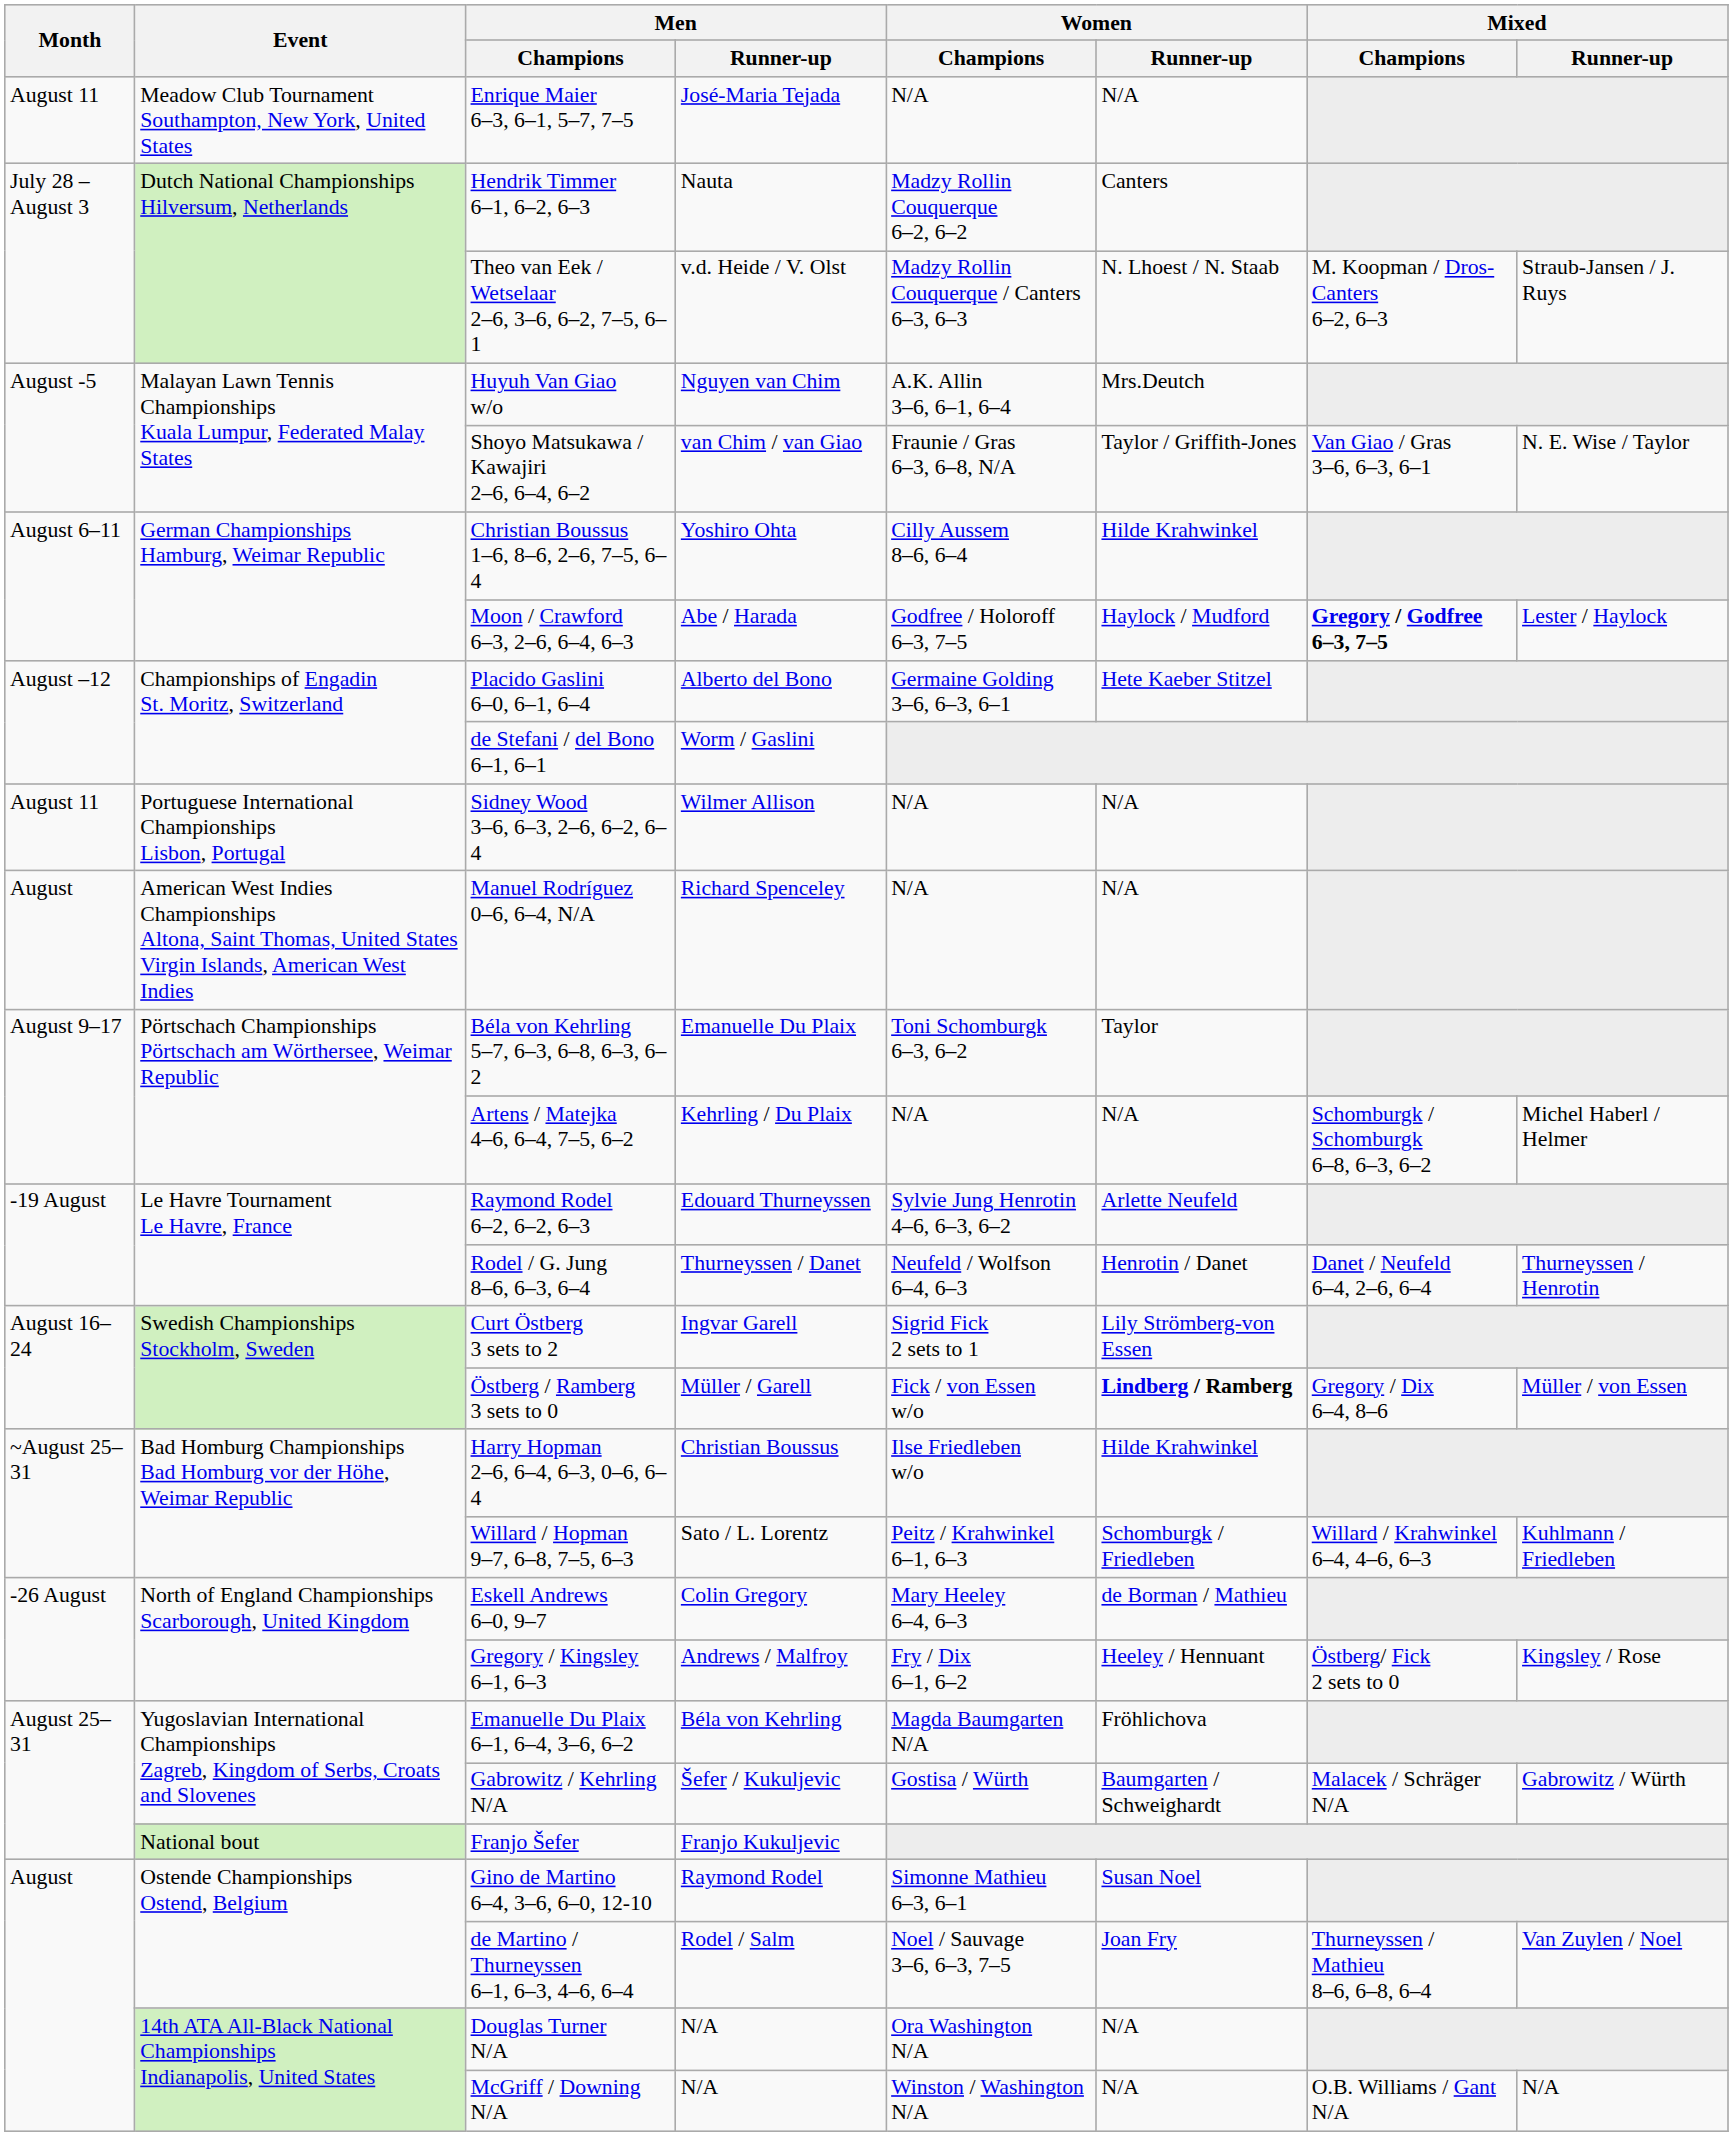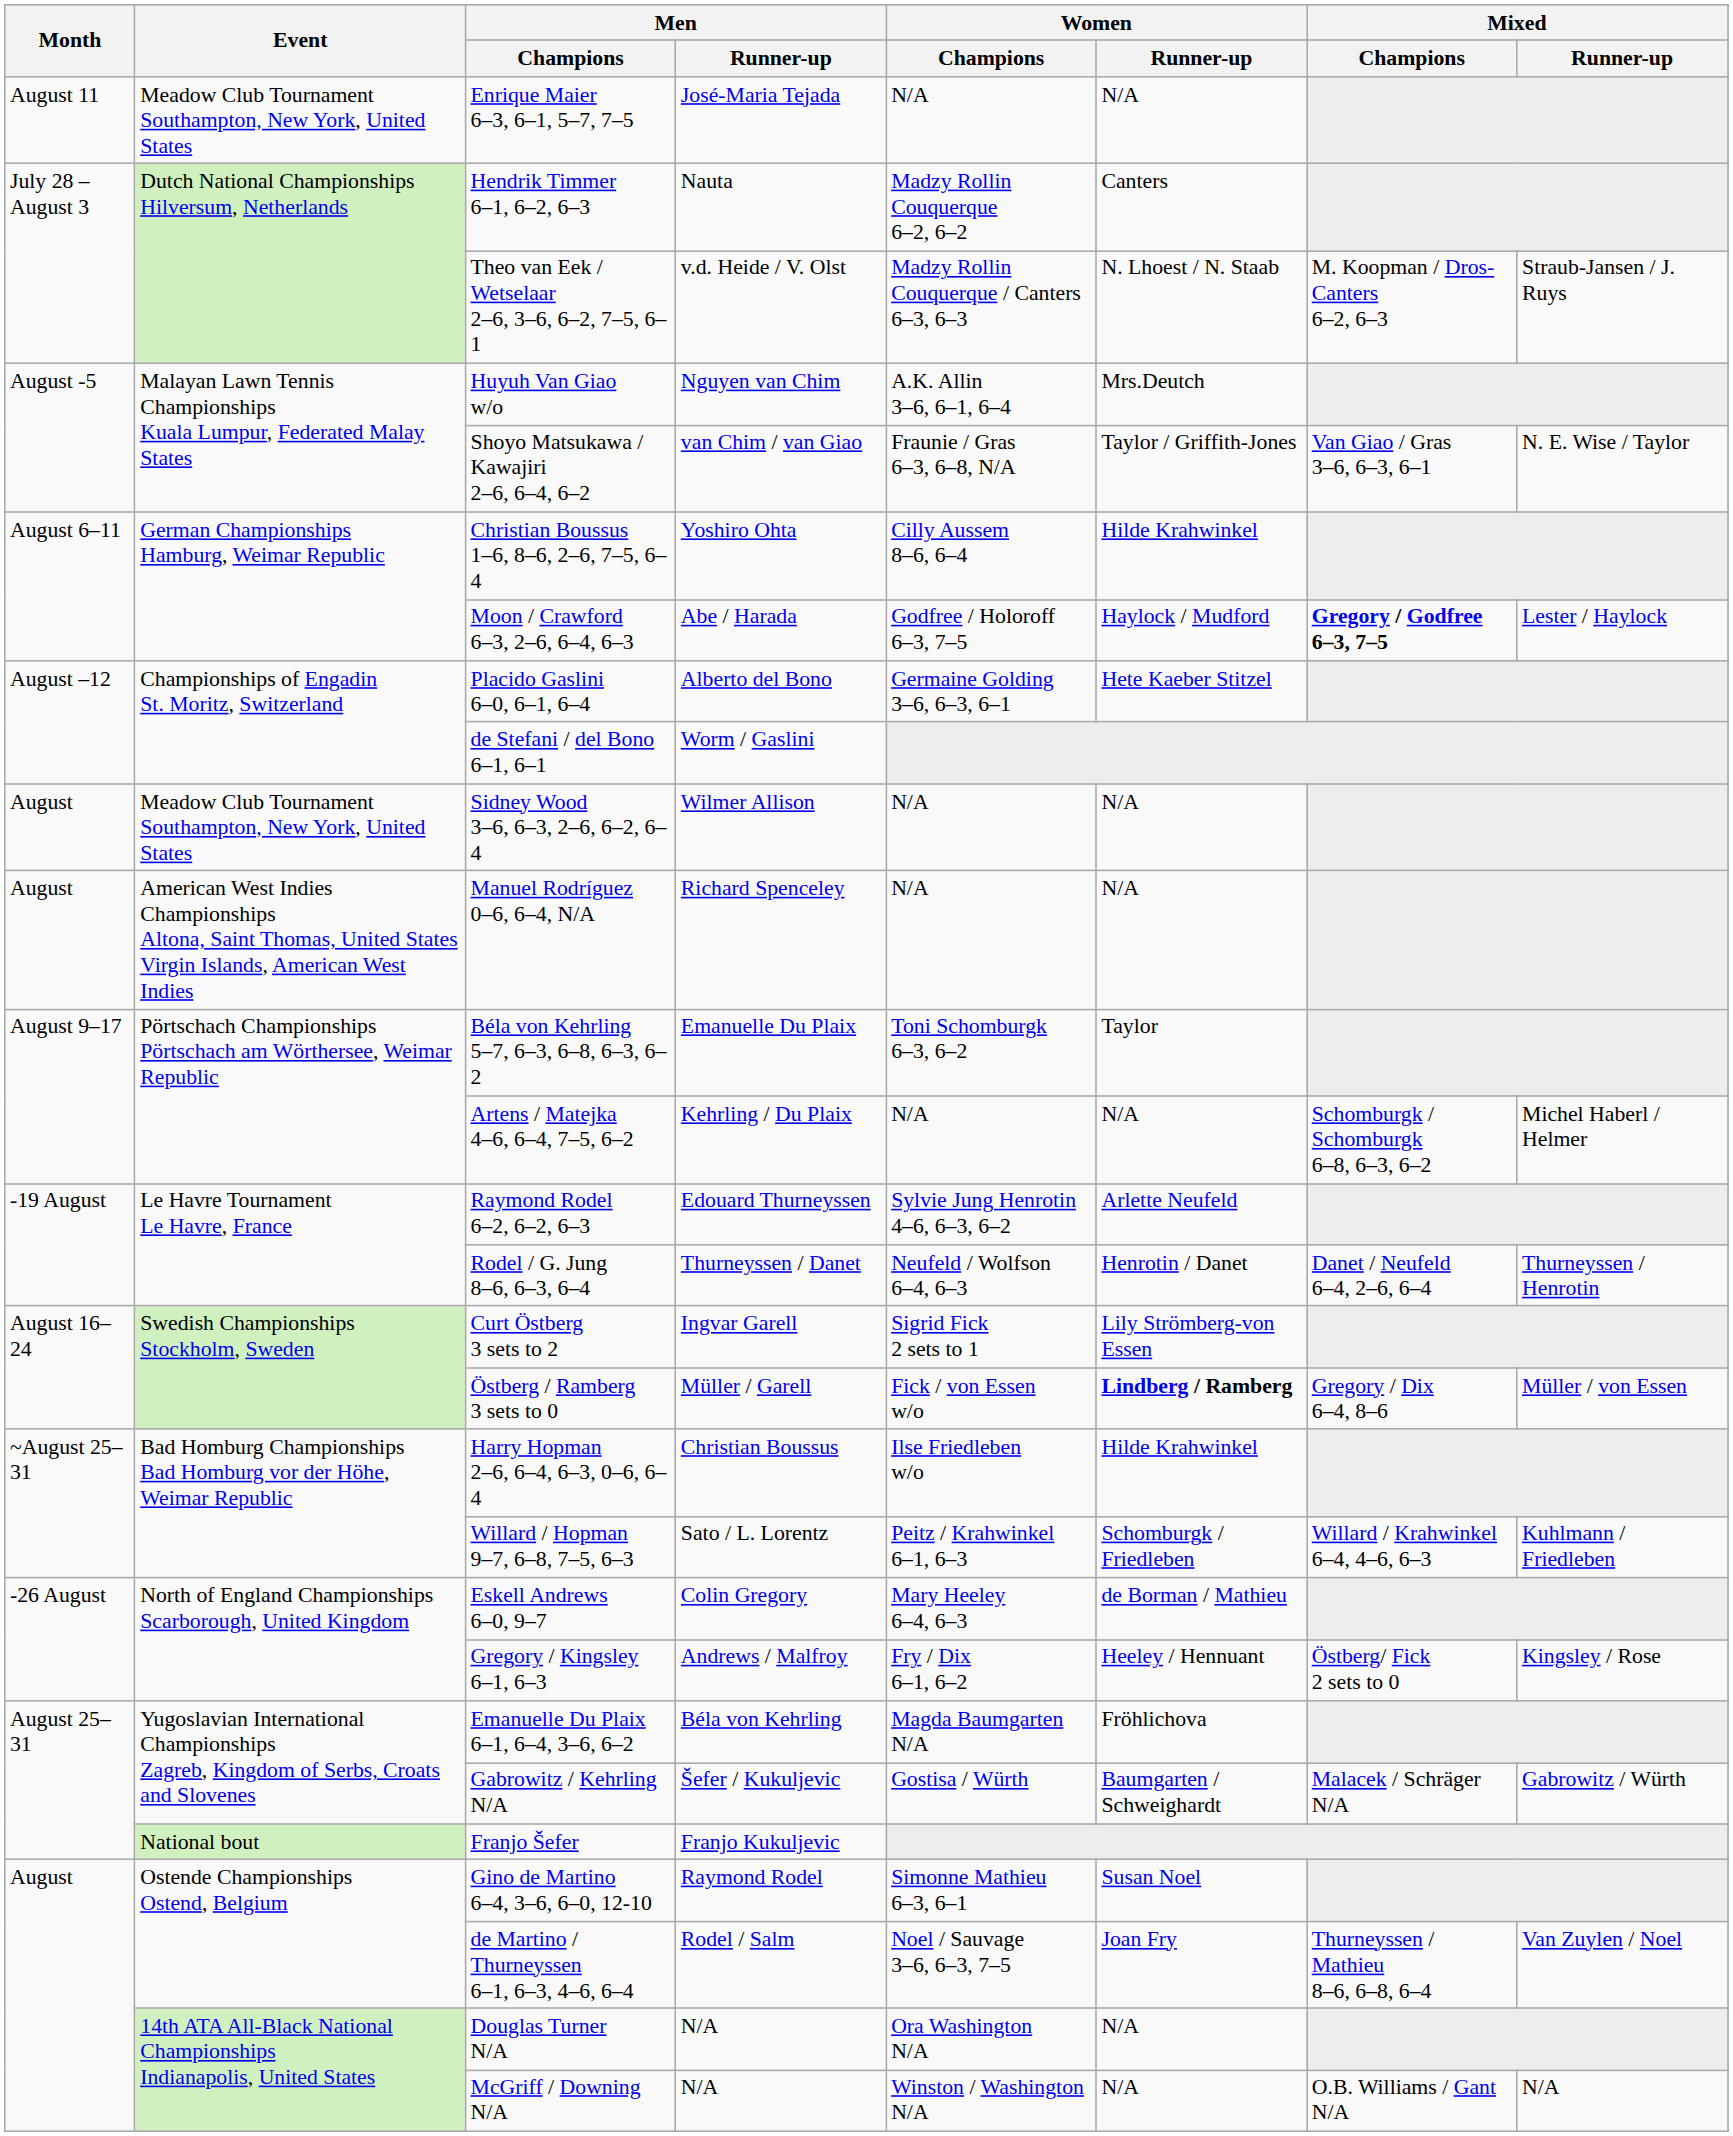(55, 800) August 11 -> (41, 800) August
(247, 826) Portuguese International Championships Lisbon, Portugal -> (283, 826) Meadow Club Tournament Southampton, New York, United States
